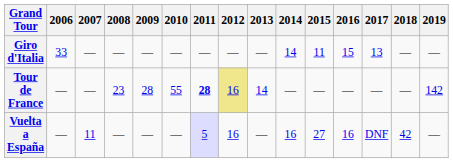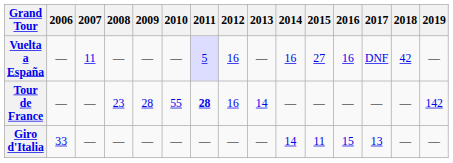rows swapped: (26, 51) <-> (26, 135)
(233, 90) khaki background -> (233, 103) no background
